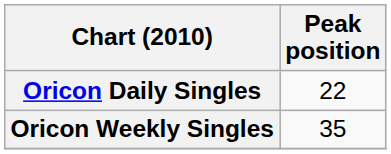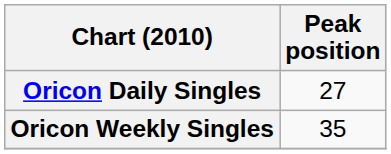(333, 90) 22 -> (333, 90) 27
